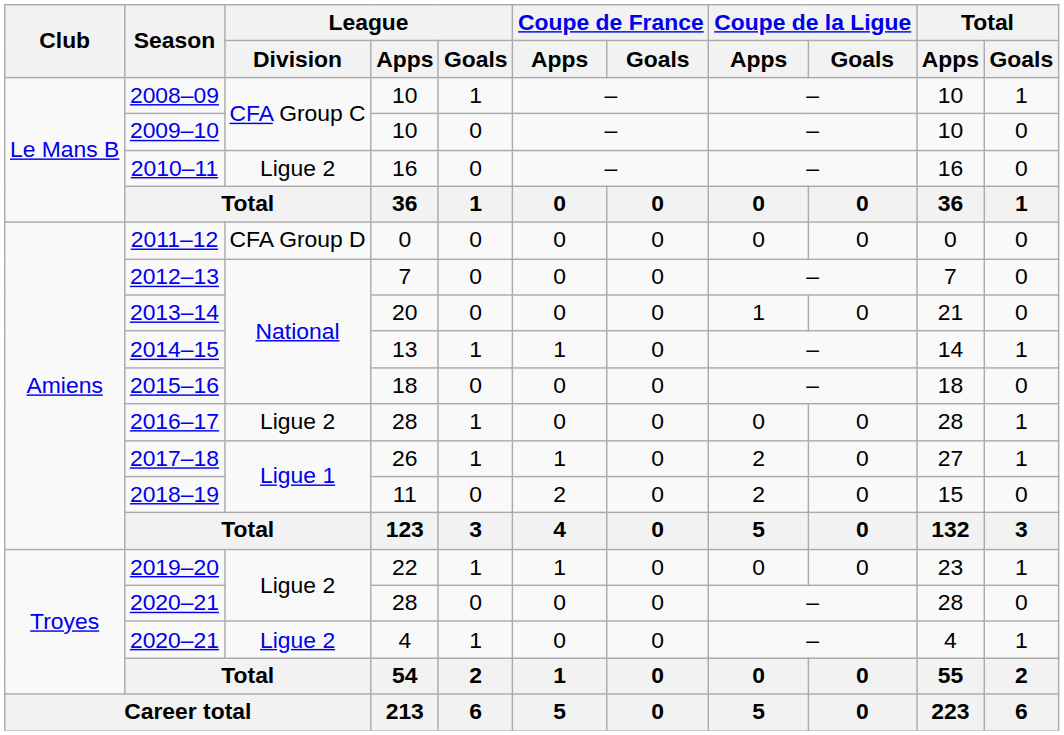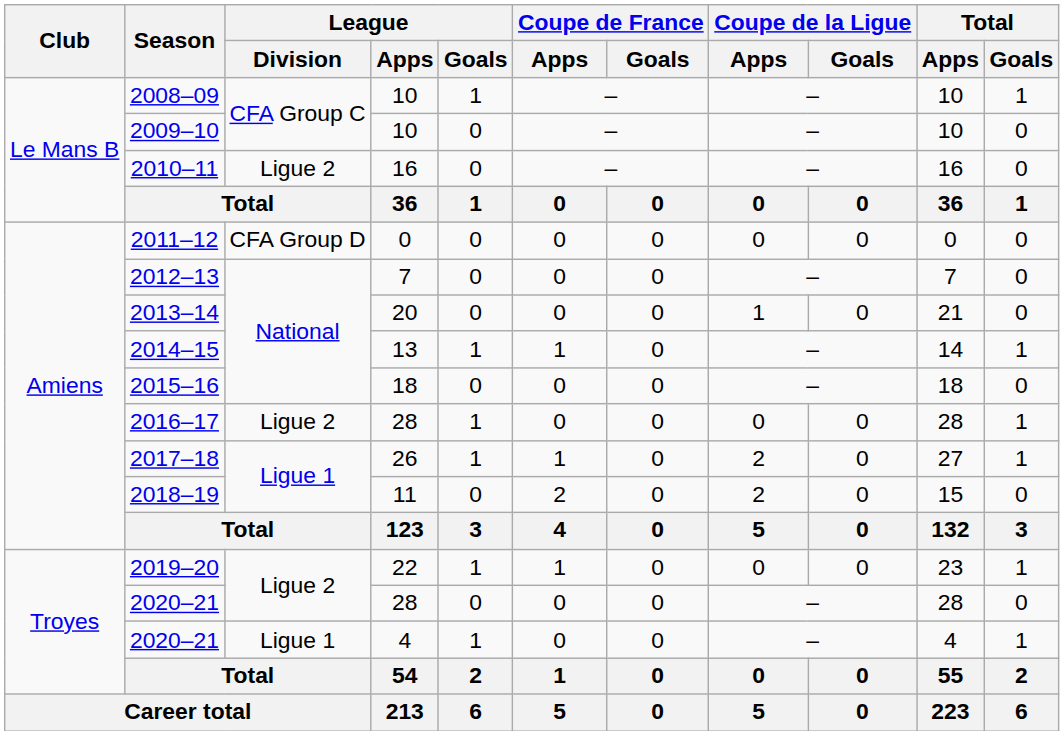(298, 639) Ligue 2 -> (298, 639) Ligue 1
